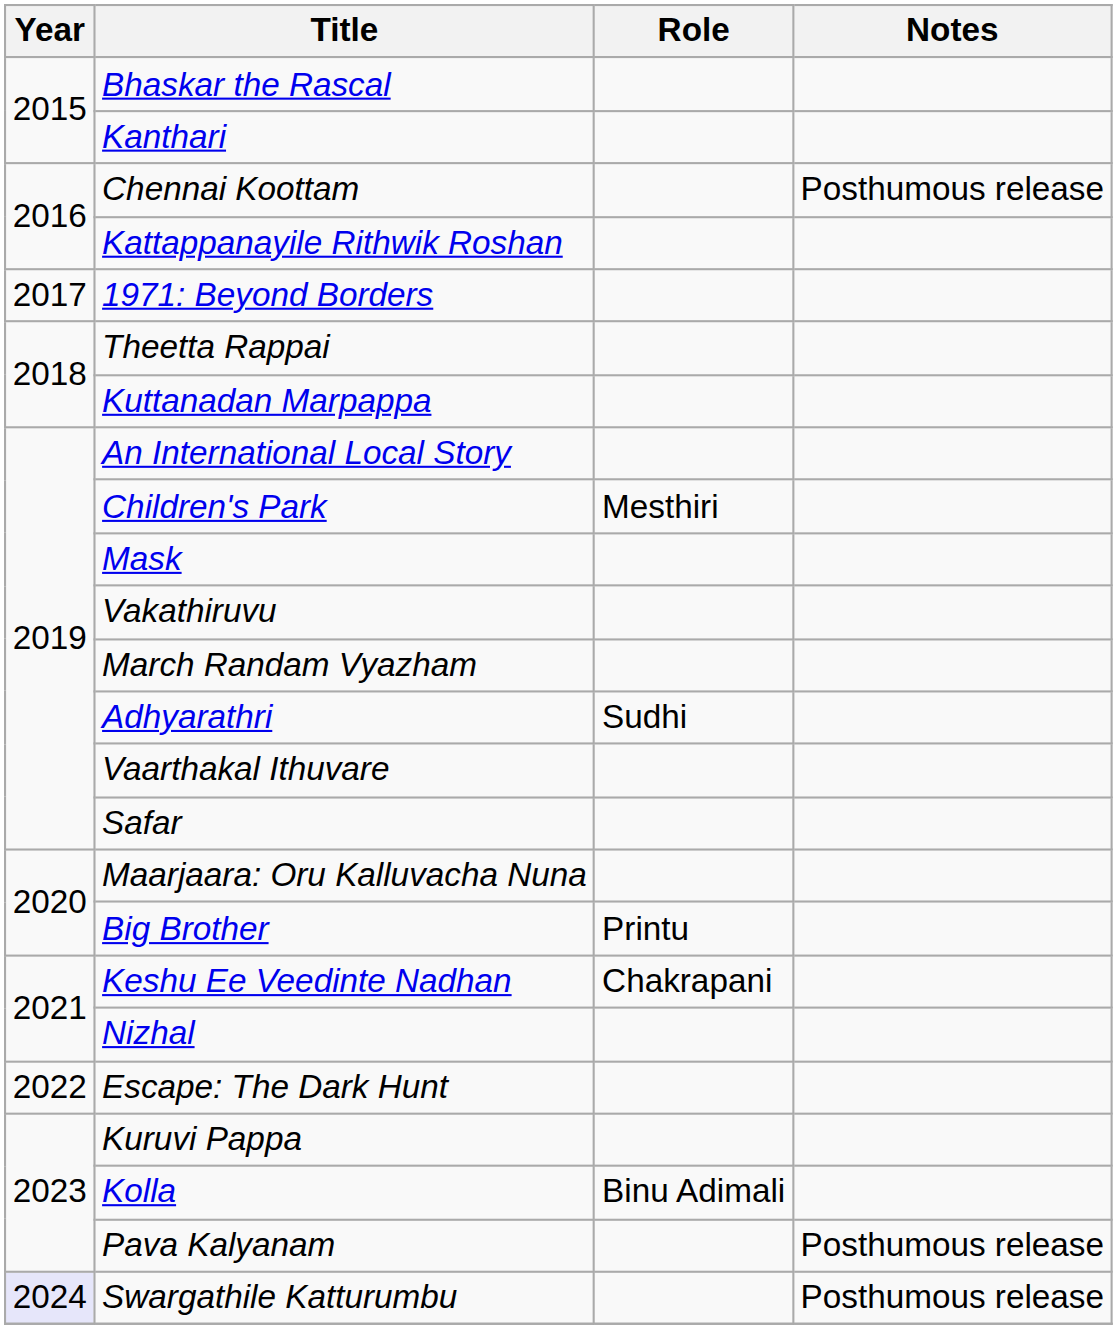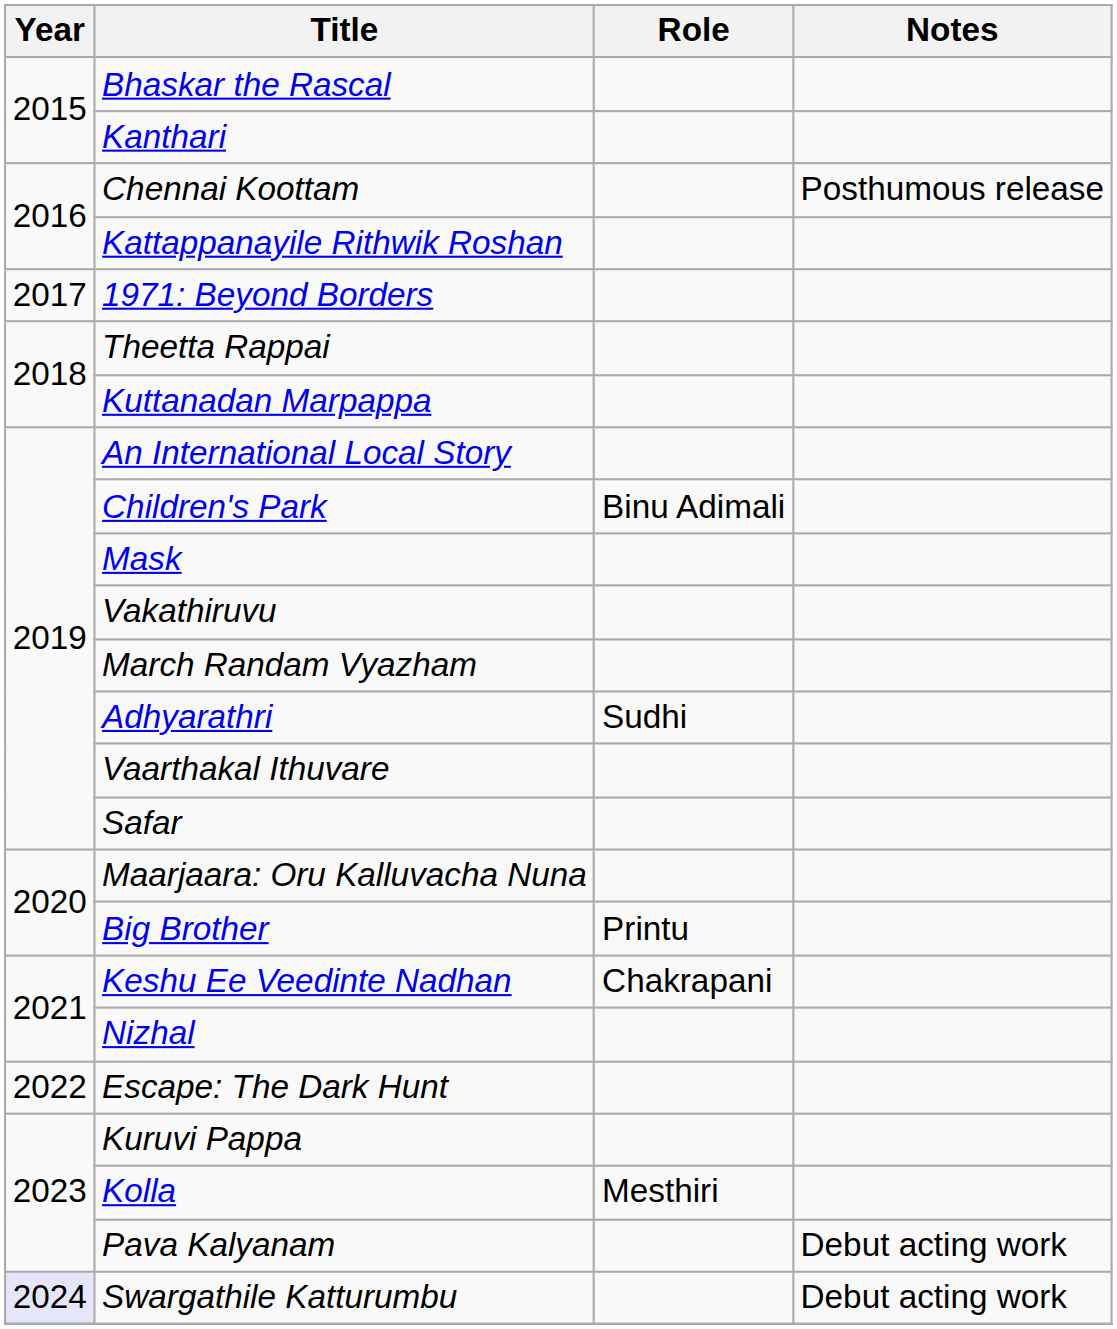(660, 505) Mesthiri -> (694, 505) Binu Adimali
(694, 1192) Binu Adimali -> (660, 1192) Mesthiri
(952, 1244) Posthumous release -> (934, 1244) Debut acting work
(952, 1297) Posthumous release -> (934, 1297) Debut acting work
